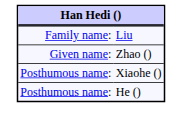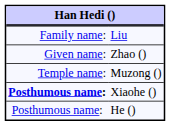+ row: (136, 73)
(66, 73) normal -> (57, 91) bold
